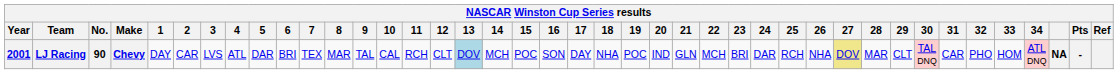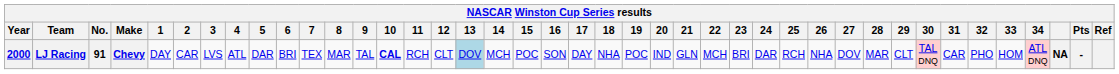(19, 54) 2001 -> (19, 54) 2000
(100, 54) 90 -> (100, 54) 91
(390, 54) normal -> (390, 54) bold
(848, 54) khaki background -> (849, 54) no background
